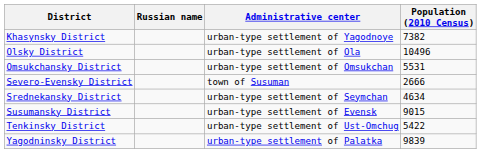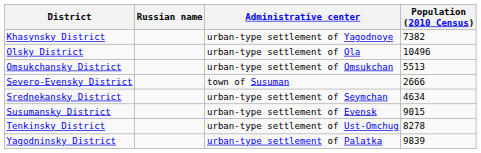(414, 67) 5531 -> (414, 67) 5513
(414, 126) 5422 -> (414, 126) 8278
